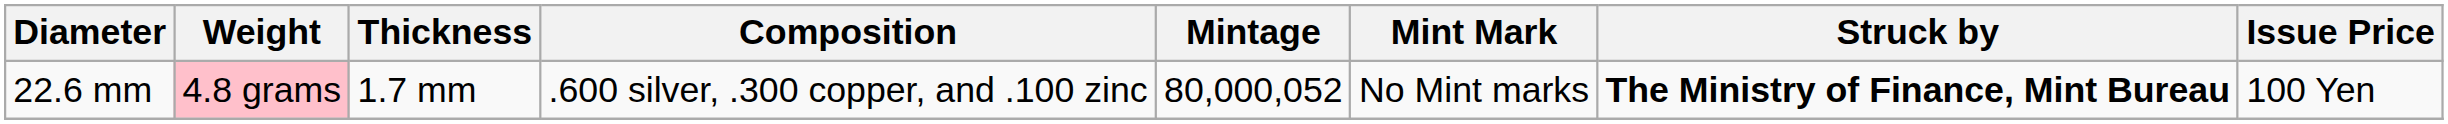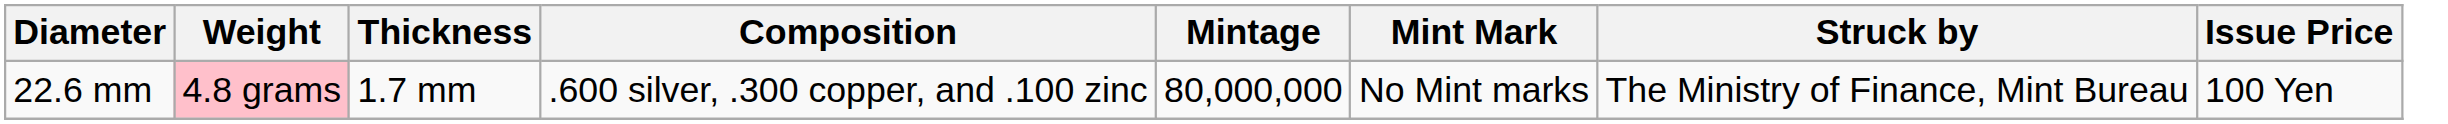(1253, 89) 80,000,052 -> (1253, 89) 80,000,000
(1918, 89) bold -> (1897, 89) normal
